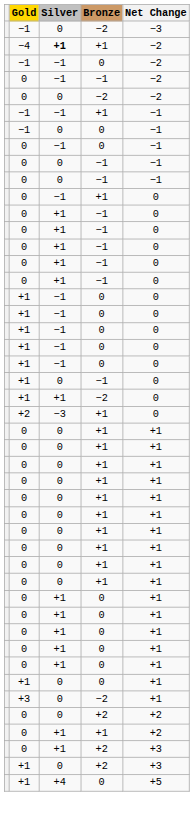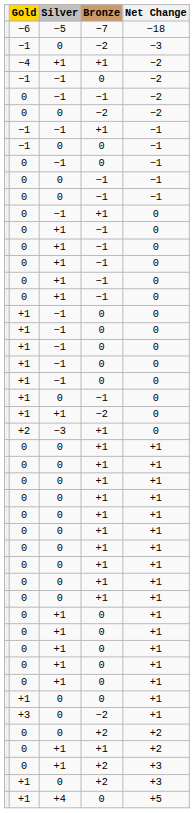+ row: (24, 30)
(60, 46) bold -> (60, 63) normal
